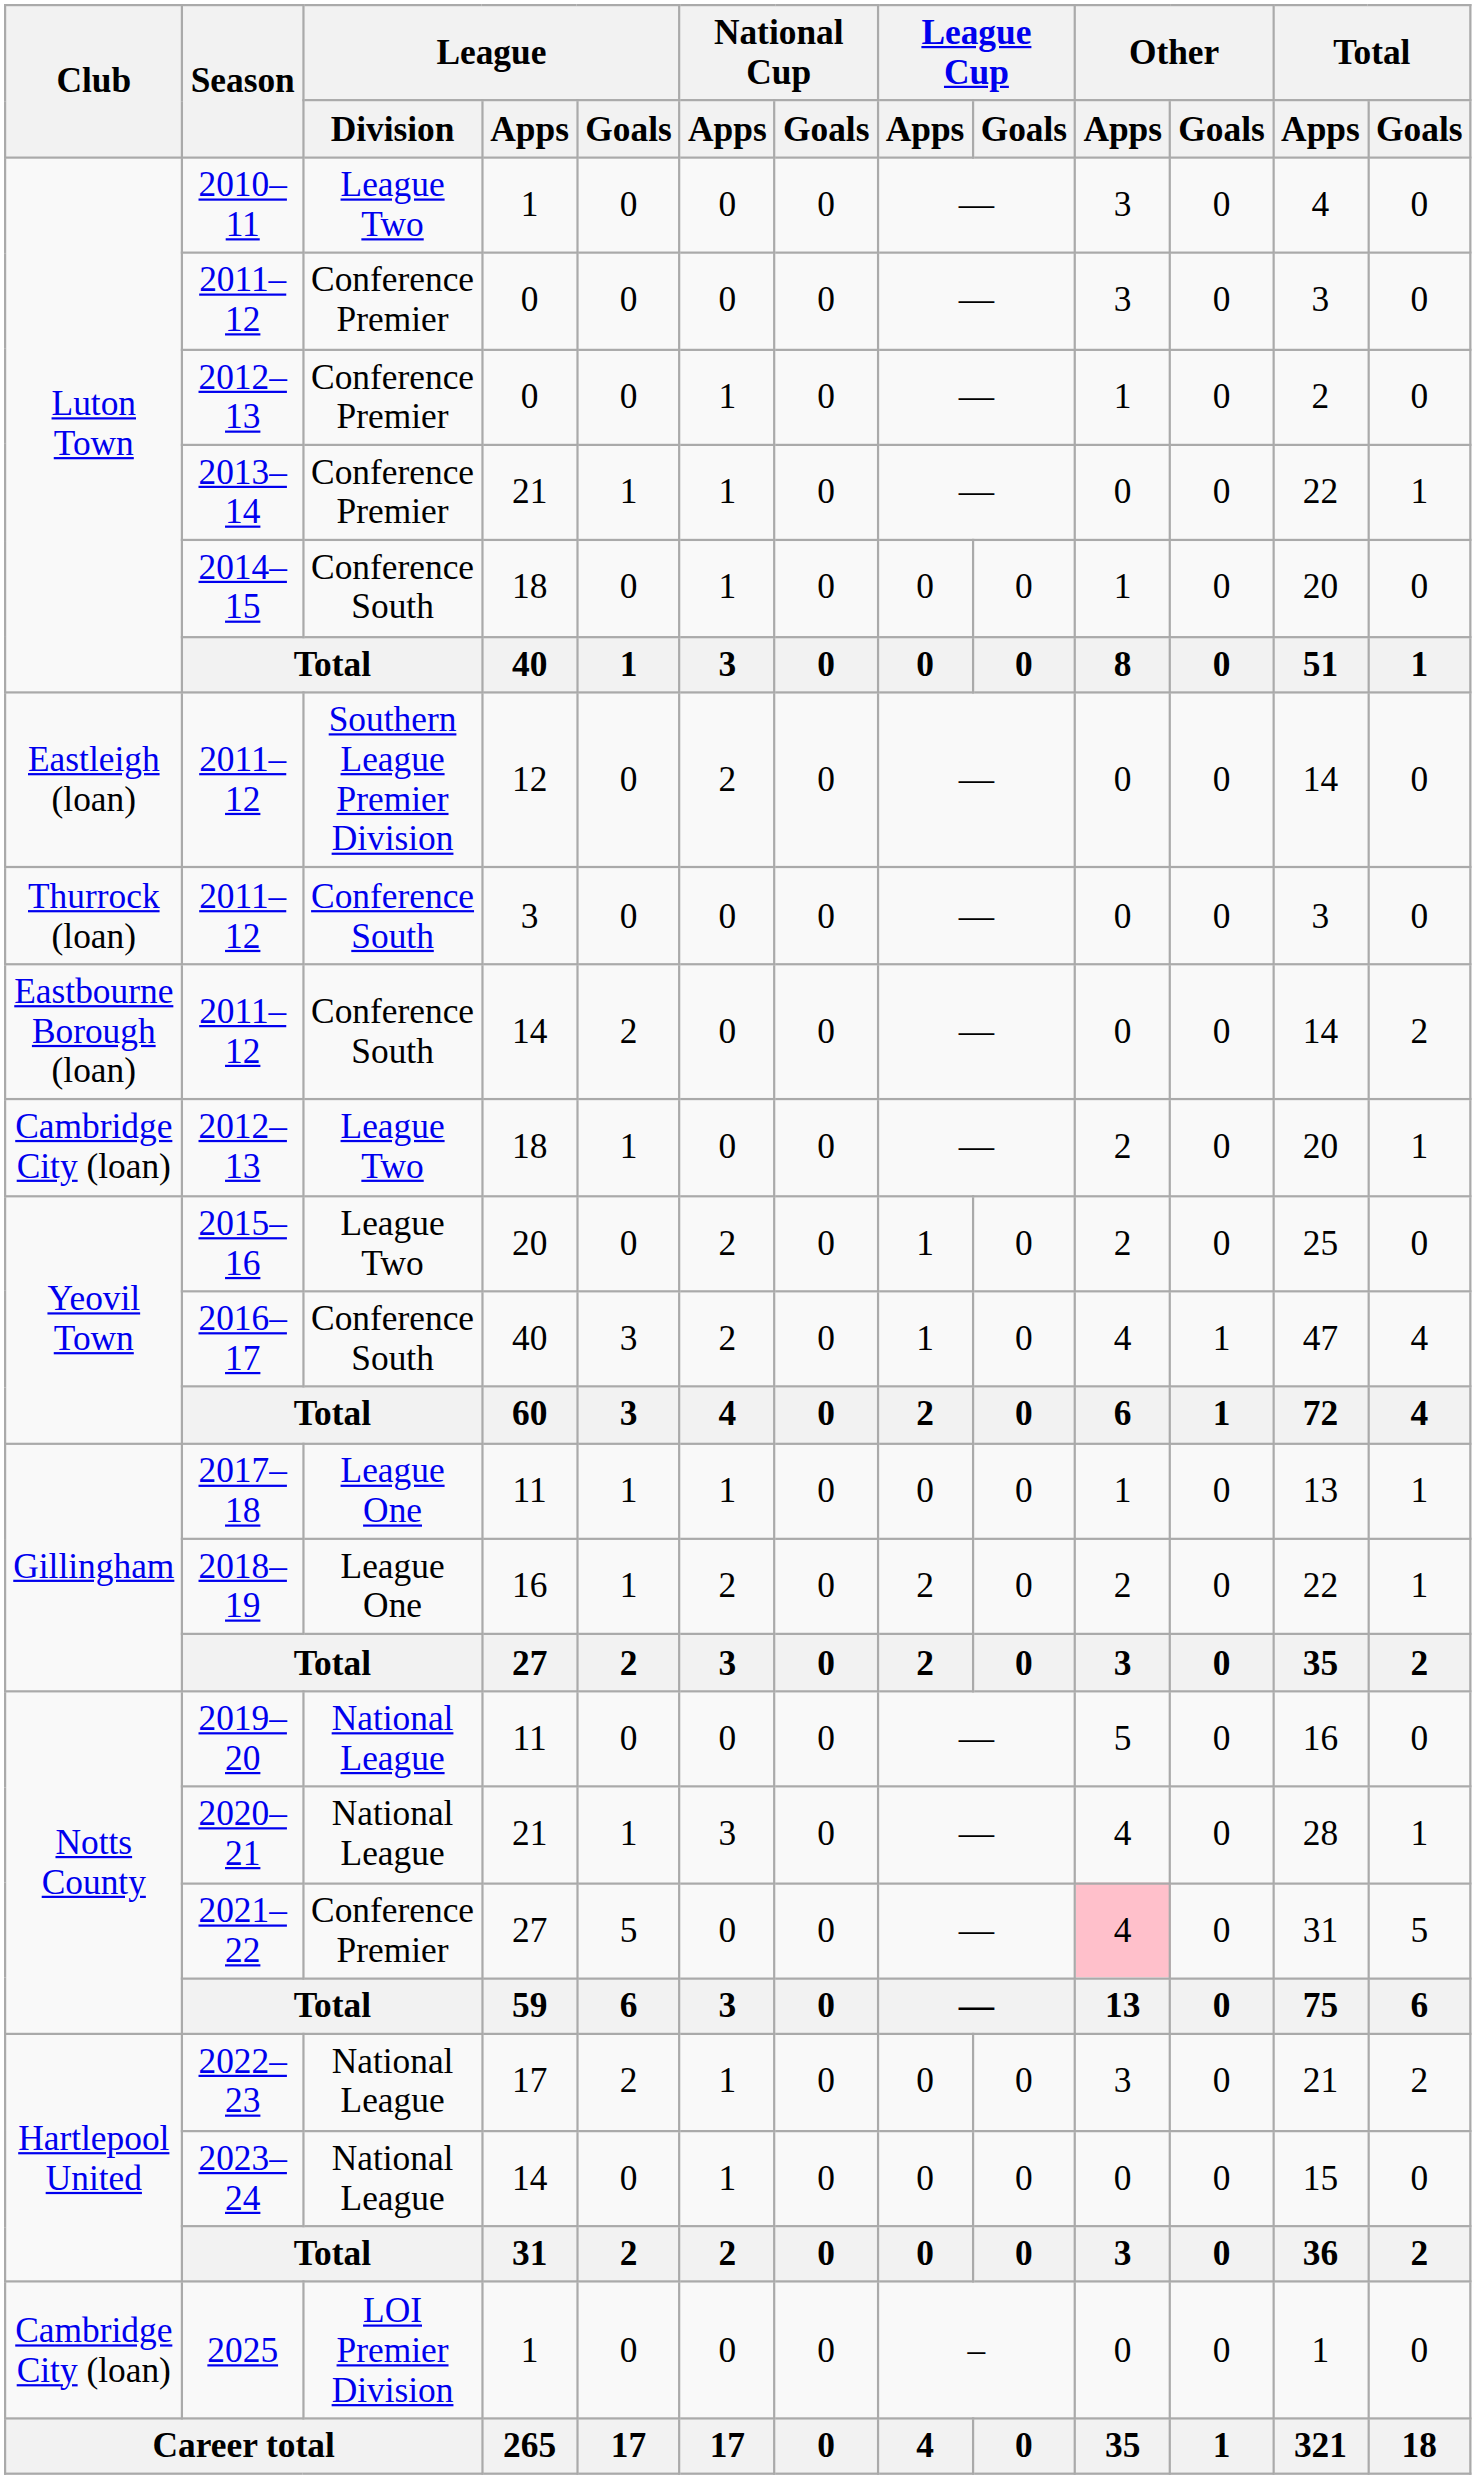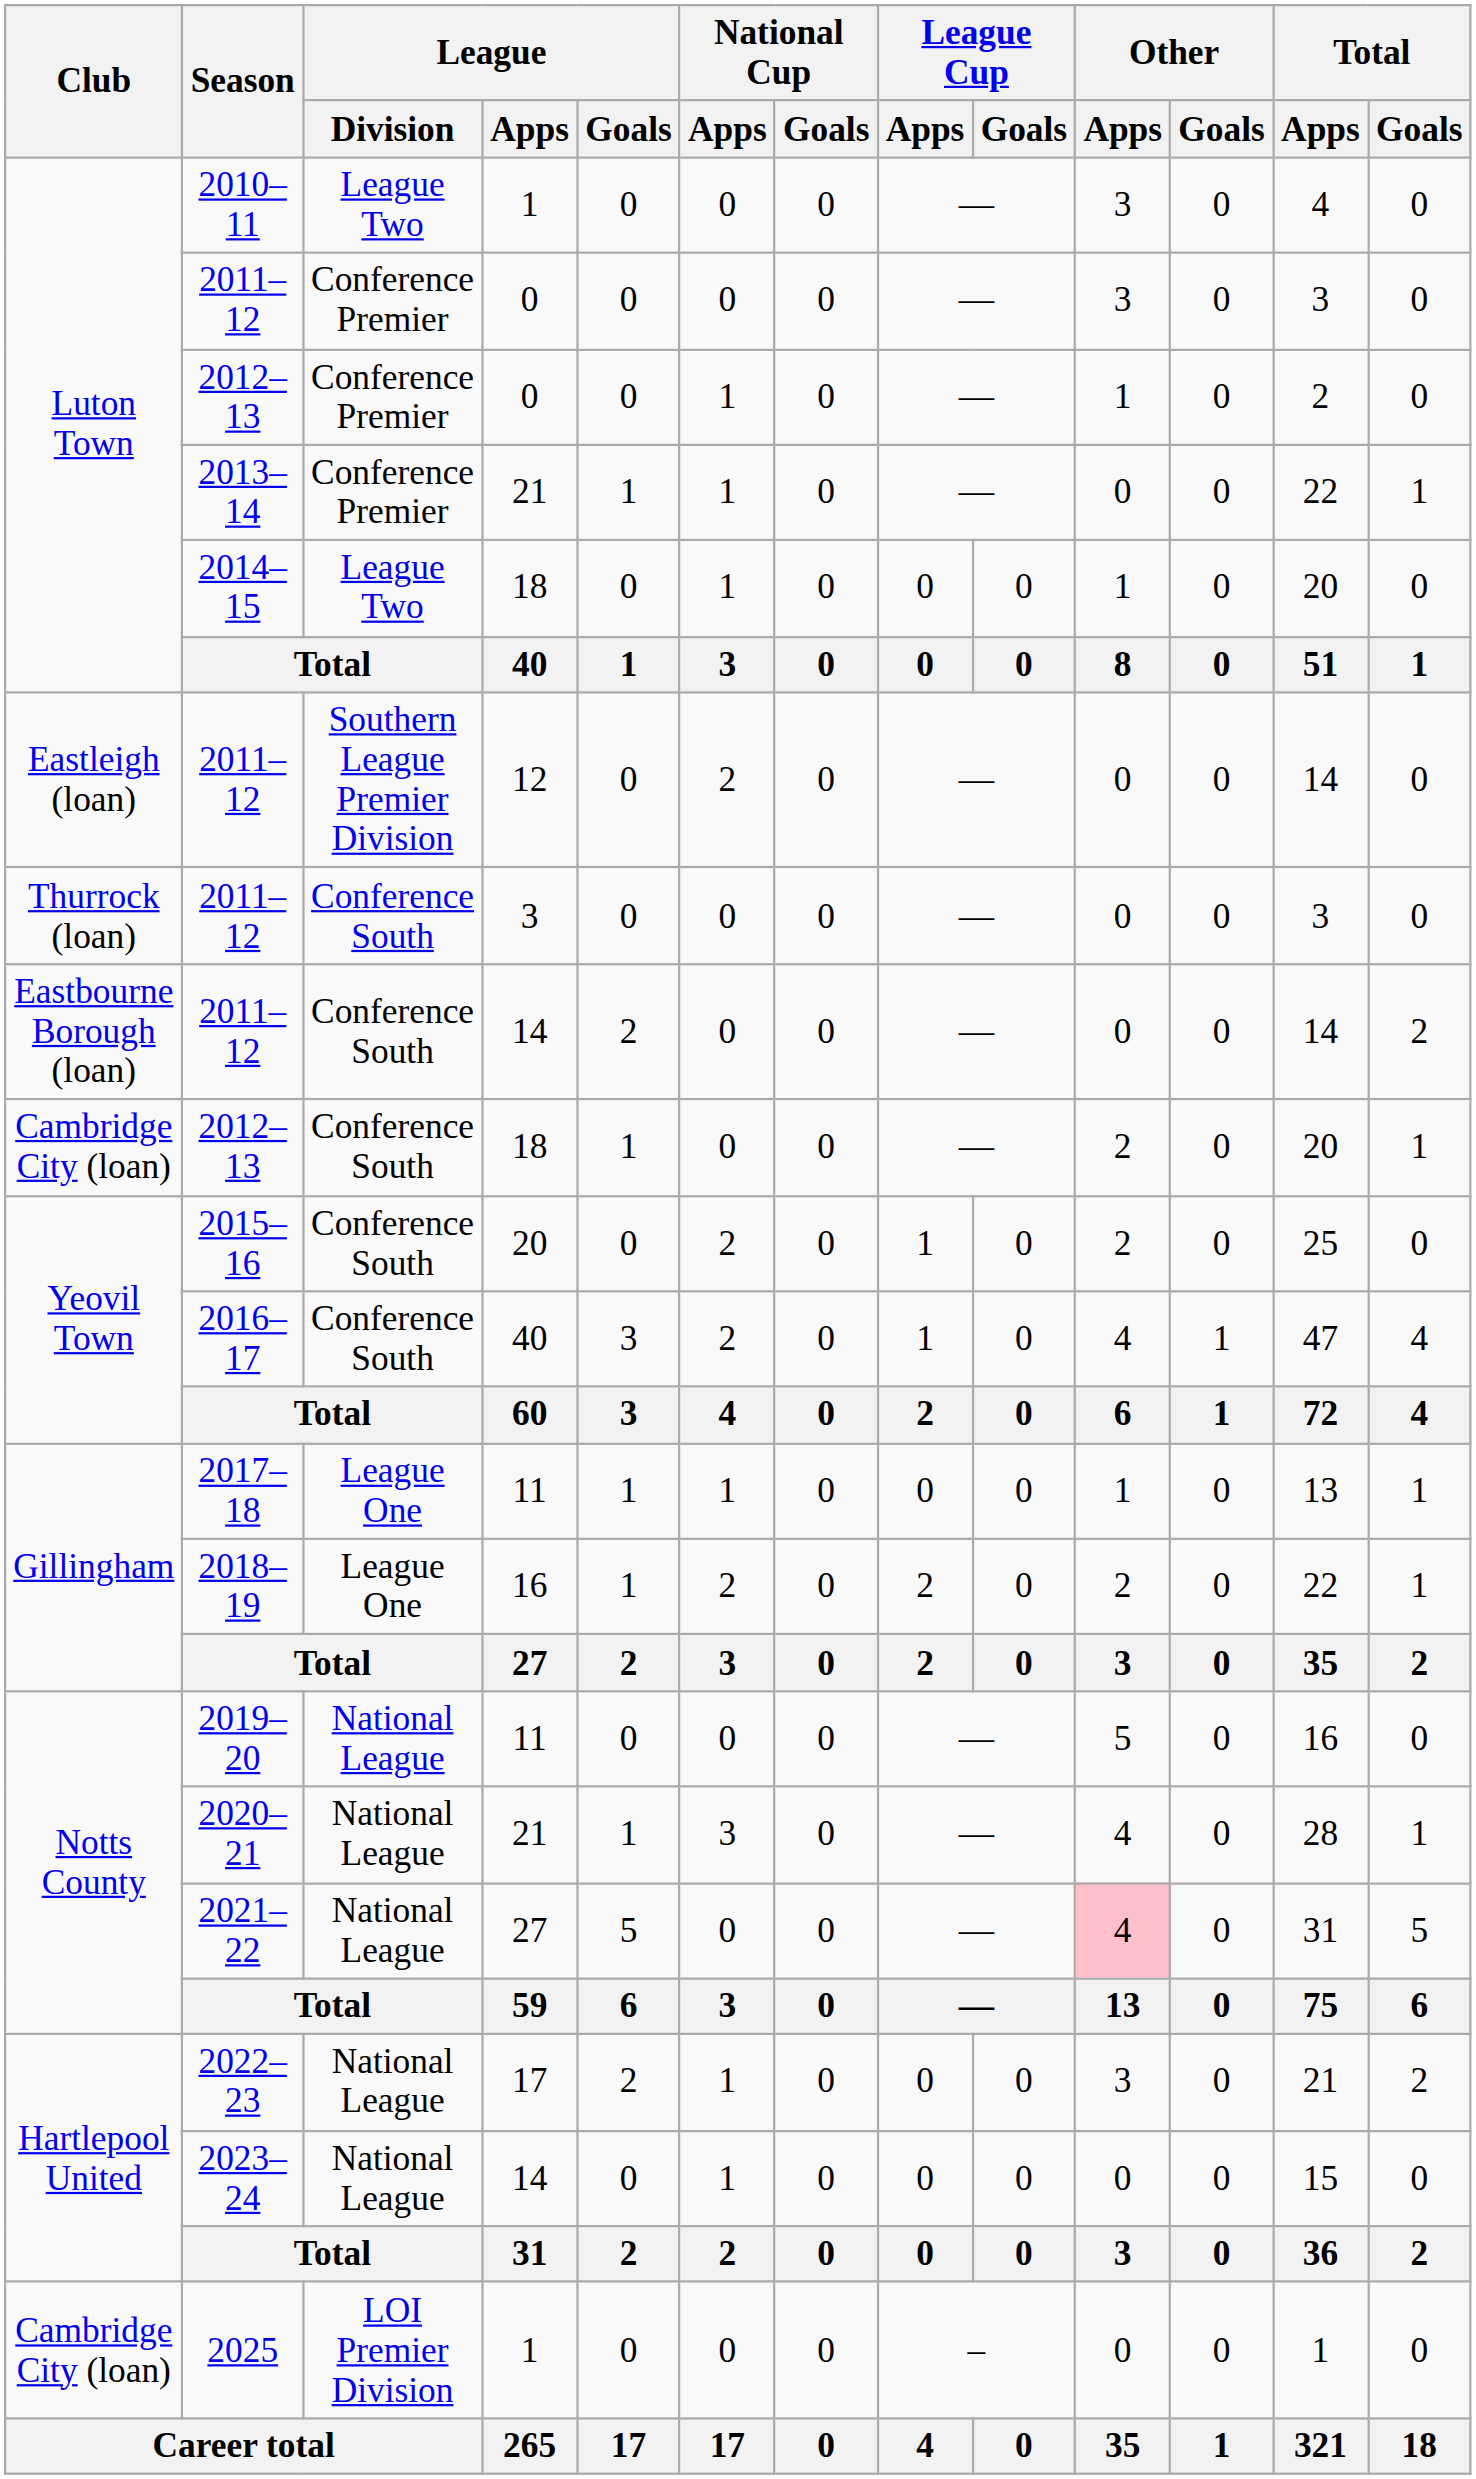(393, 587) Conference South -> (393, 587) League Two
(393, 1146) League Two -> (393, 1146) Conference South
(393, 1242) League Two -> (393, 1242) Conference South
(393, 1929) Conference Premier -> (393, 1929) National League
